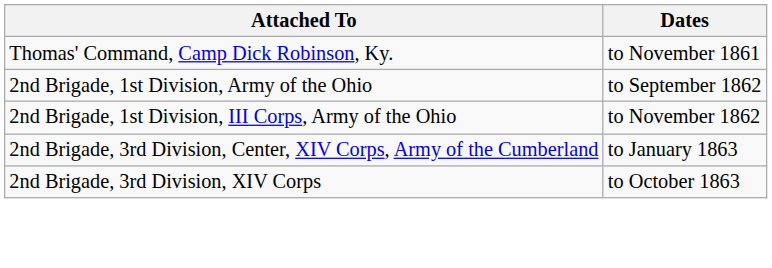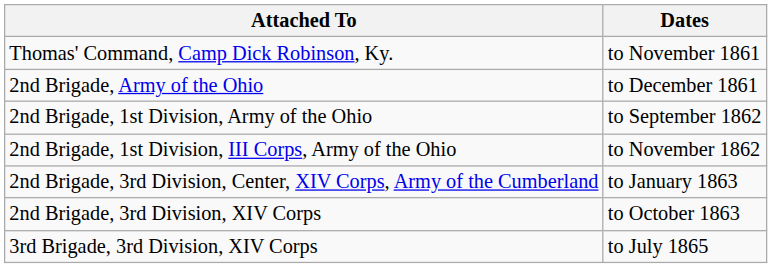+ row: (136, 85)
+ row: (163, 246)
